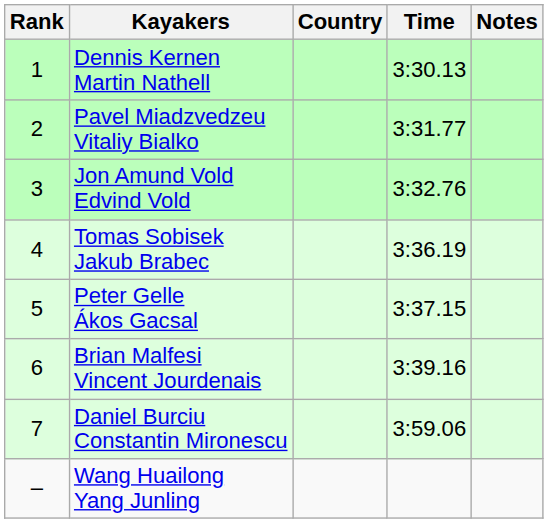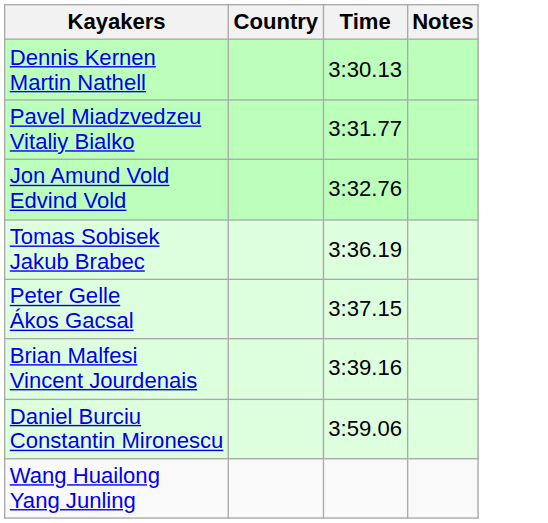- column: (37, 22)
